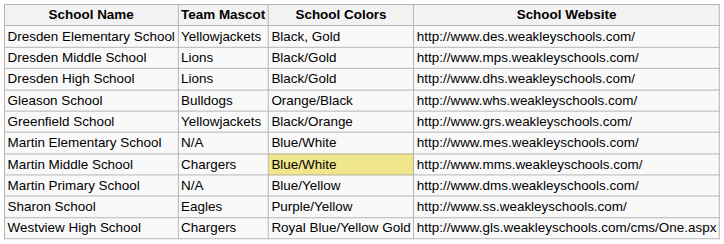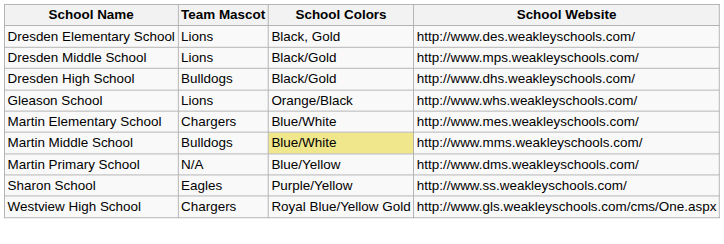(221, 36) Yellowjackets -> (197, 36) Lions
(197, 79) Lions -> (207, 79) Bulldogs
(207, 100) Bulldogs -> (197, 100) Lions
- row: (61, 121)
(192, 143) N/A -> (209, 121) Chargers
(209, 164) Chargers -> (207, 143) Bulldogs
